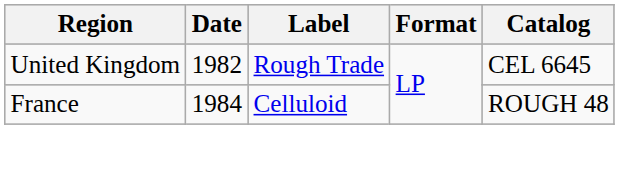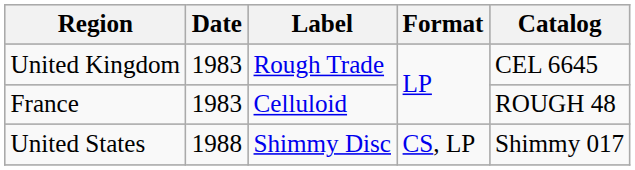(217, 64) 1982 -> (217, 64) 1983
(217, 104) 1984 -> (217, 104) 1983
+ row: (78, 143)
